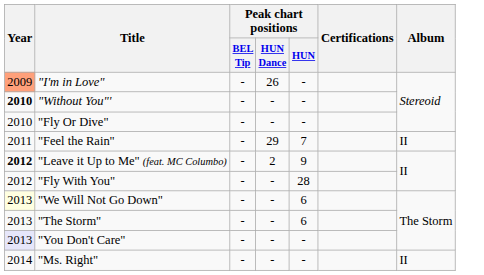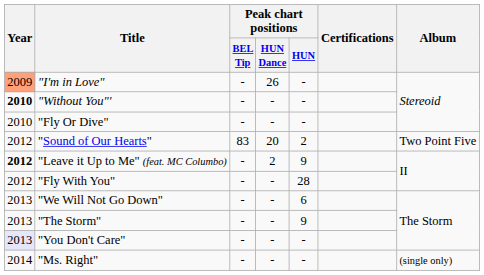- row: (76, 141)
+ row: (95, 141)
(20, 200) lightyellow background -> (20, 200) no background
(304, 220) 6 -> (304, 220) 9
(404, 260) II -> (426, 260) (single only)
